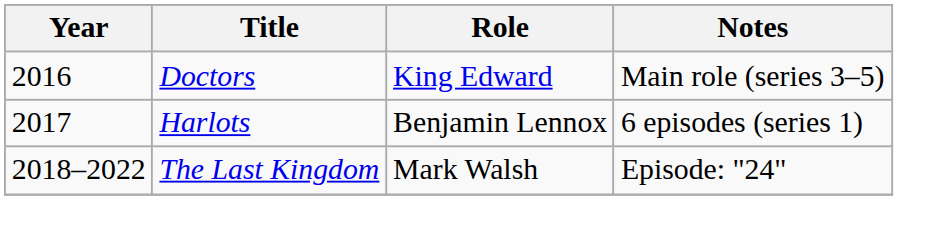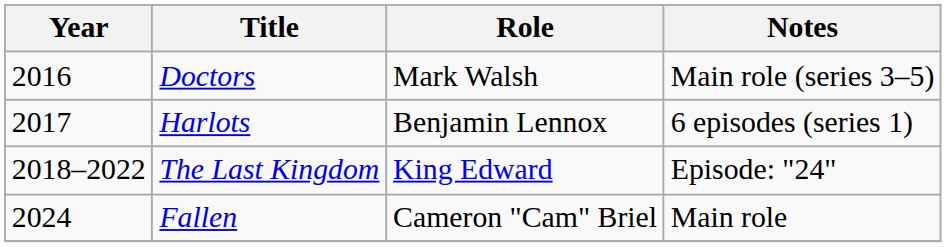(473, 75) King Edward -> (466, 75) Mark Walsh
(466, 169) Mark Walsh -> (473, 169) King Edward
+ row: (198, 216)
